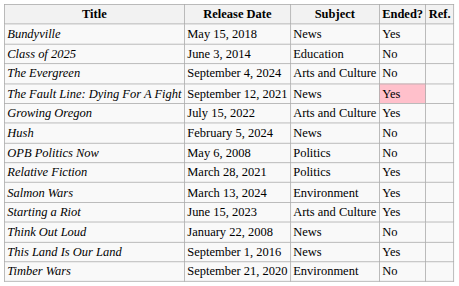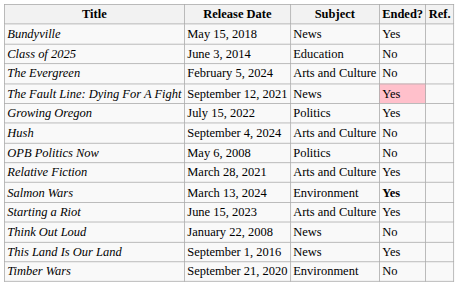(234, 73) September 4, 2024 -> (230, 73) February 5, 2024
(335, 113) Arts and Culture -> (312, 113) Politics
(230, 133) February 5, 2024 -> (234, 133) September 4, 2024
(307, 133) News -> (335, 133) Arts and Culture
(312, 172) Politics -> (335, 172) Arts and Culture
(391, 192) normal -> (391, 192) bold
